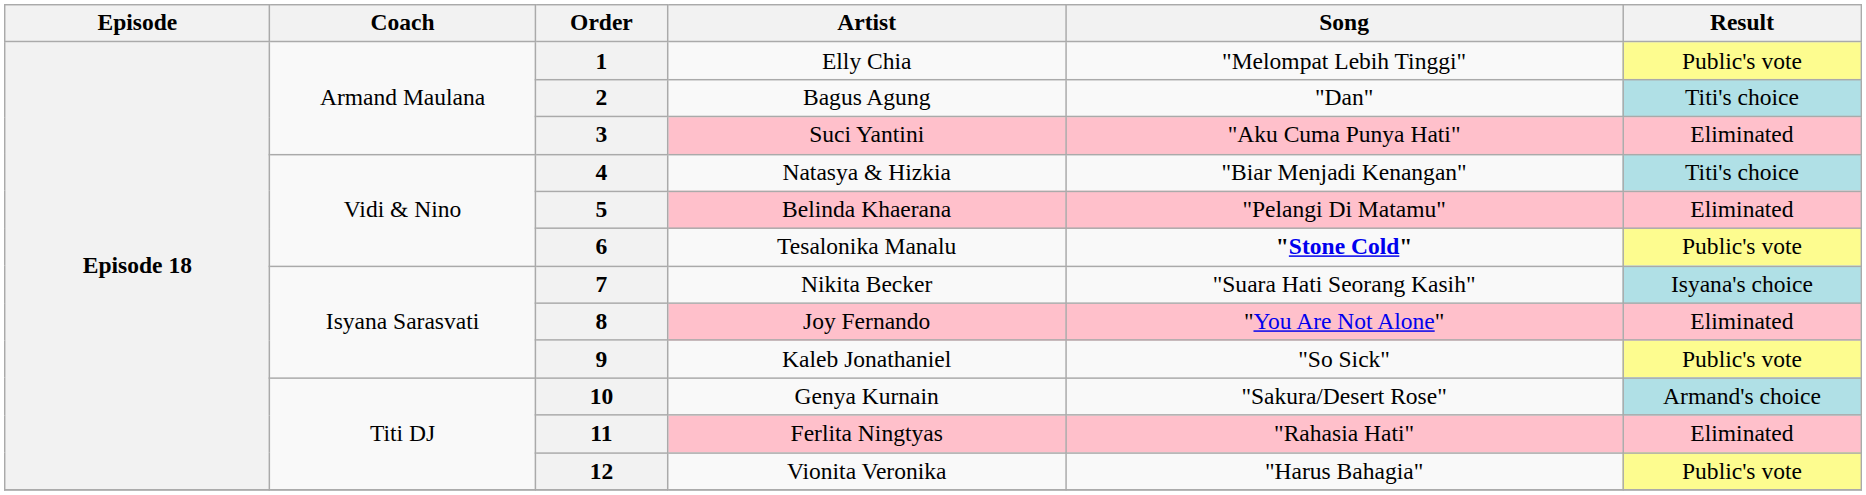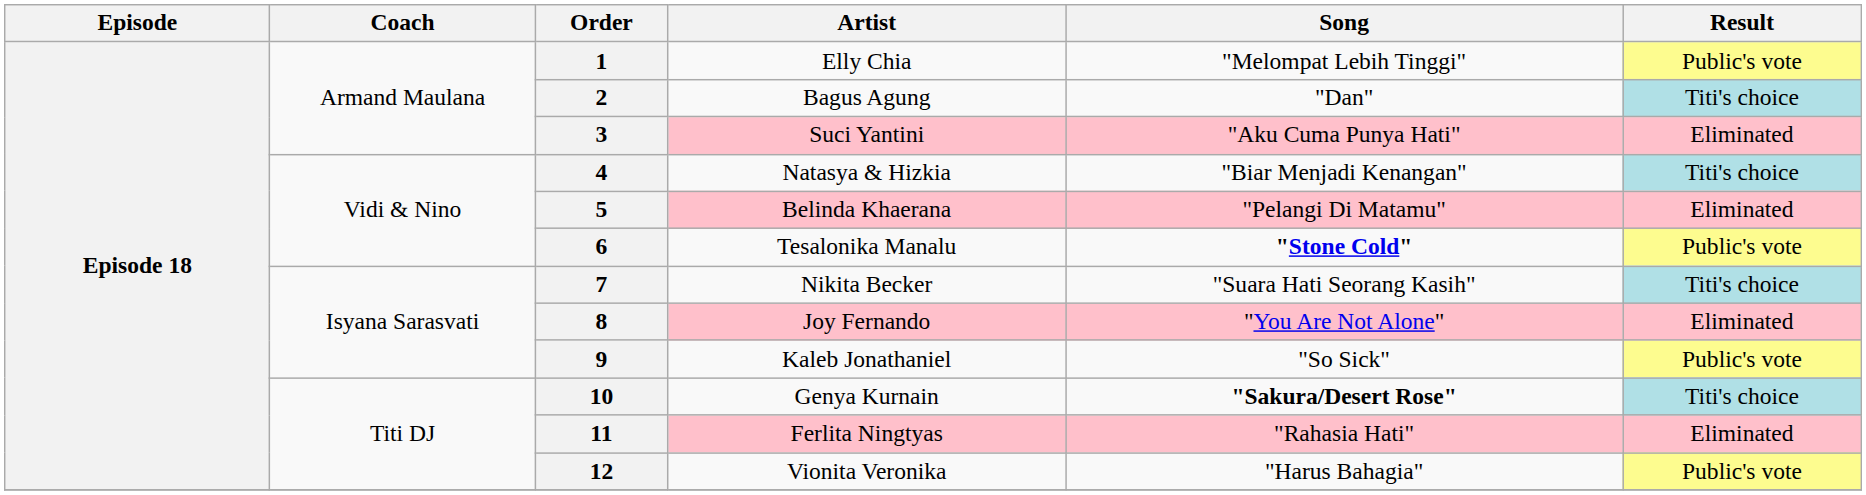(1742, 284) Isyana's choice -> (1742, 284) Titi's choice
(1344, 396) normal -> (1344, 396) bold
(1742, 396) Armand's choice -> (1742, 396) Titi's choice
